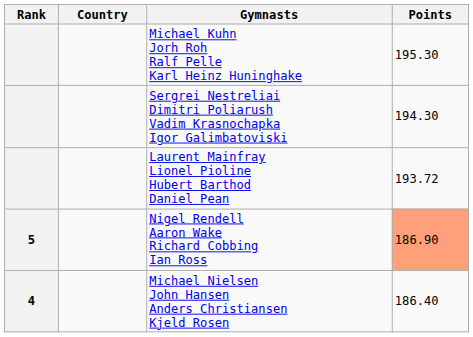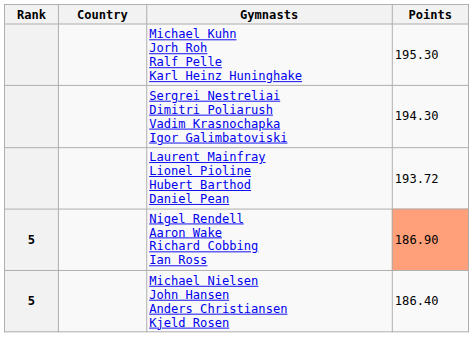(31, 301) 4 -> (31, 301) 5
